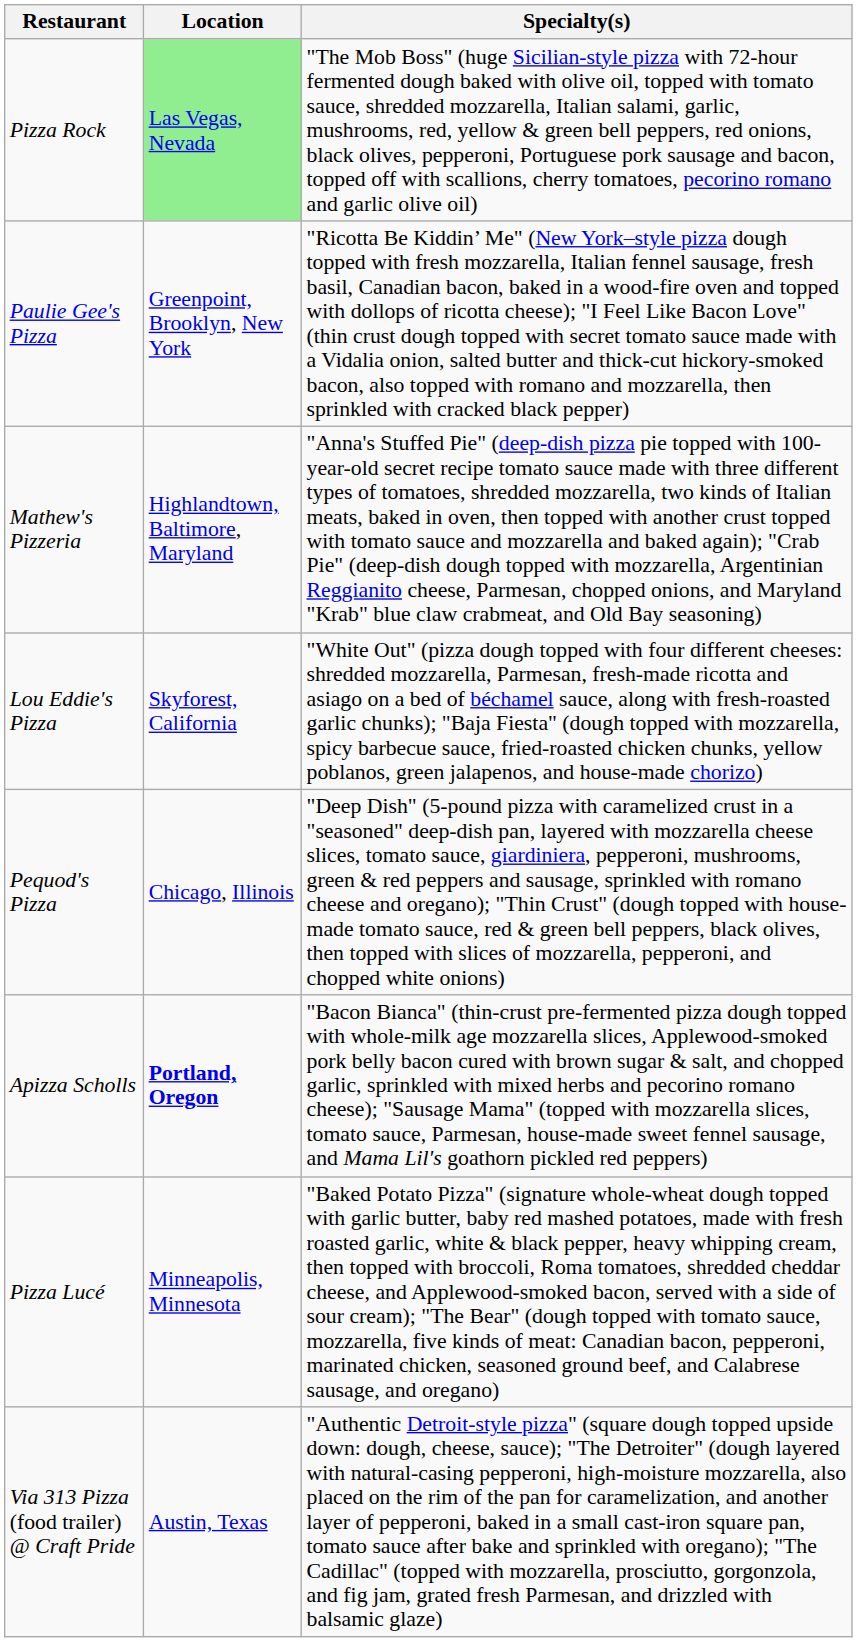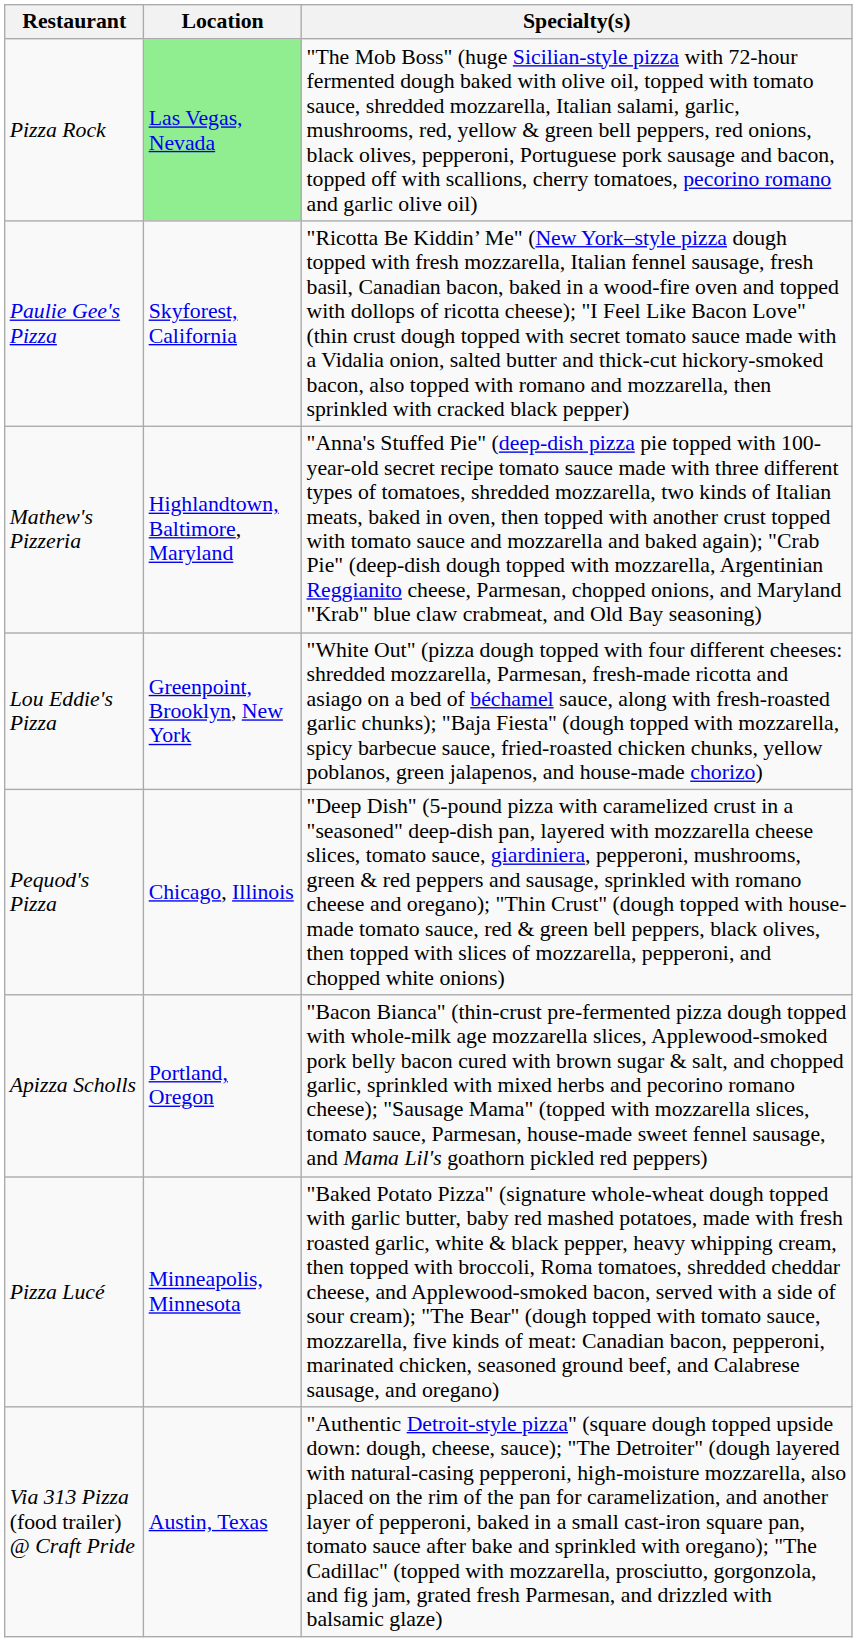(216, 323) Greenpoint, Brooklyn, New York -> (193, 323) Skyforest, California
(193, 710) Skyforest, California -> (216, 710) Greenpoint, Brooklyn, New York
(193, 1085) bold -> (188, 1085) normal
